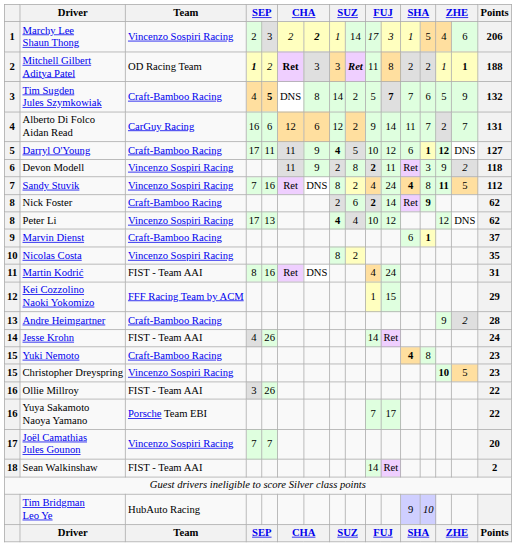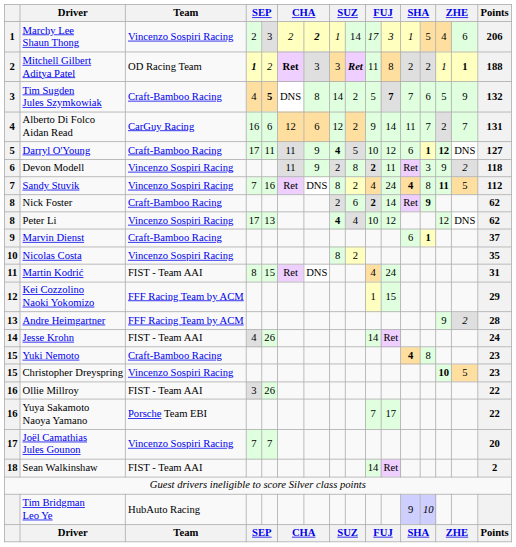(270, 272) 16 -> (270, 272) 15
(175, 320) Craft-Bamboo Racing -> (186, 320) FFF Racing Team by ACM
